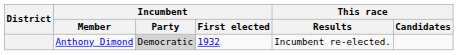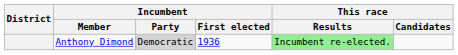(209, 42) 1932 -> (209, 42) 1936
(333, 42) no background -> (333, 42) lightgreen background
